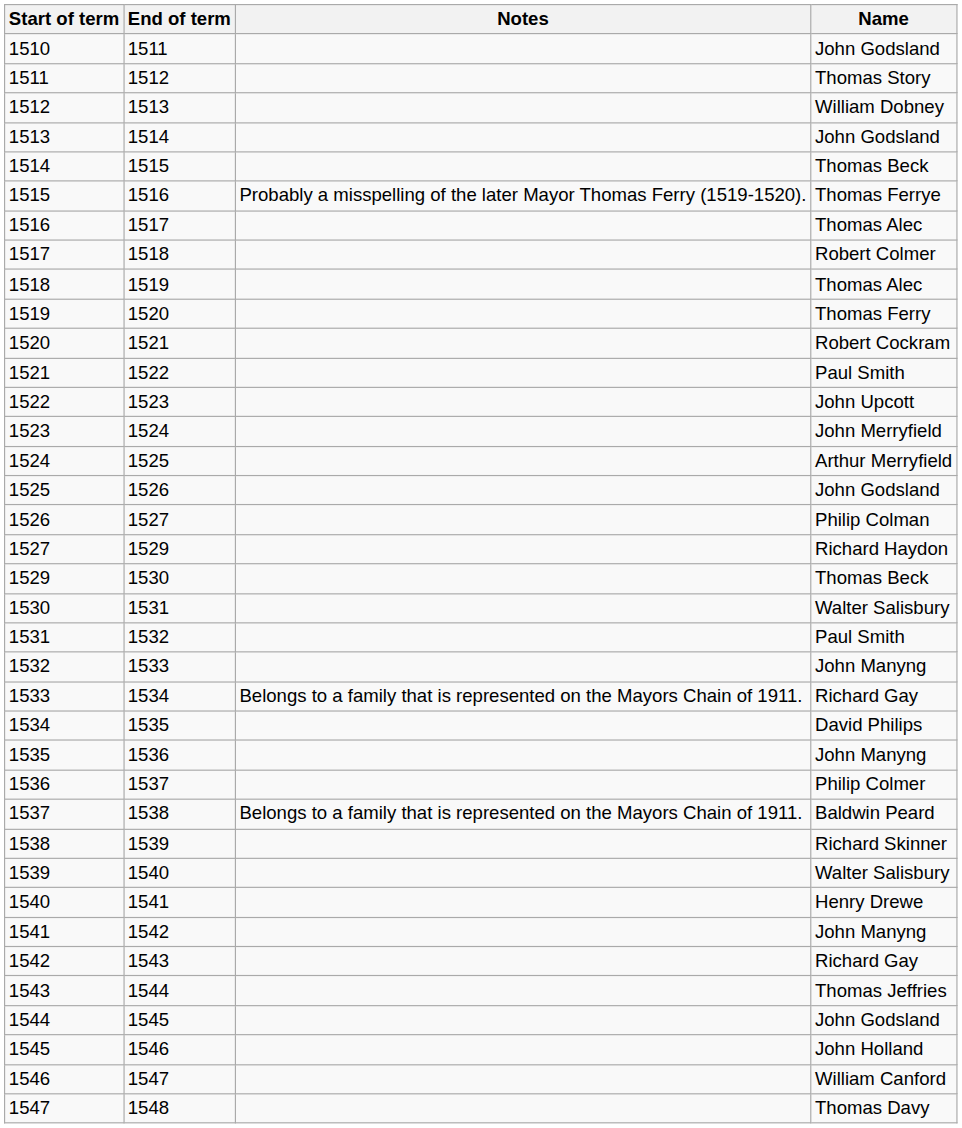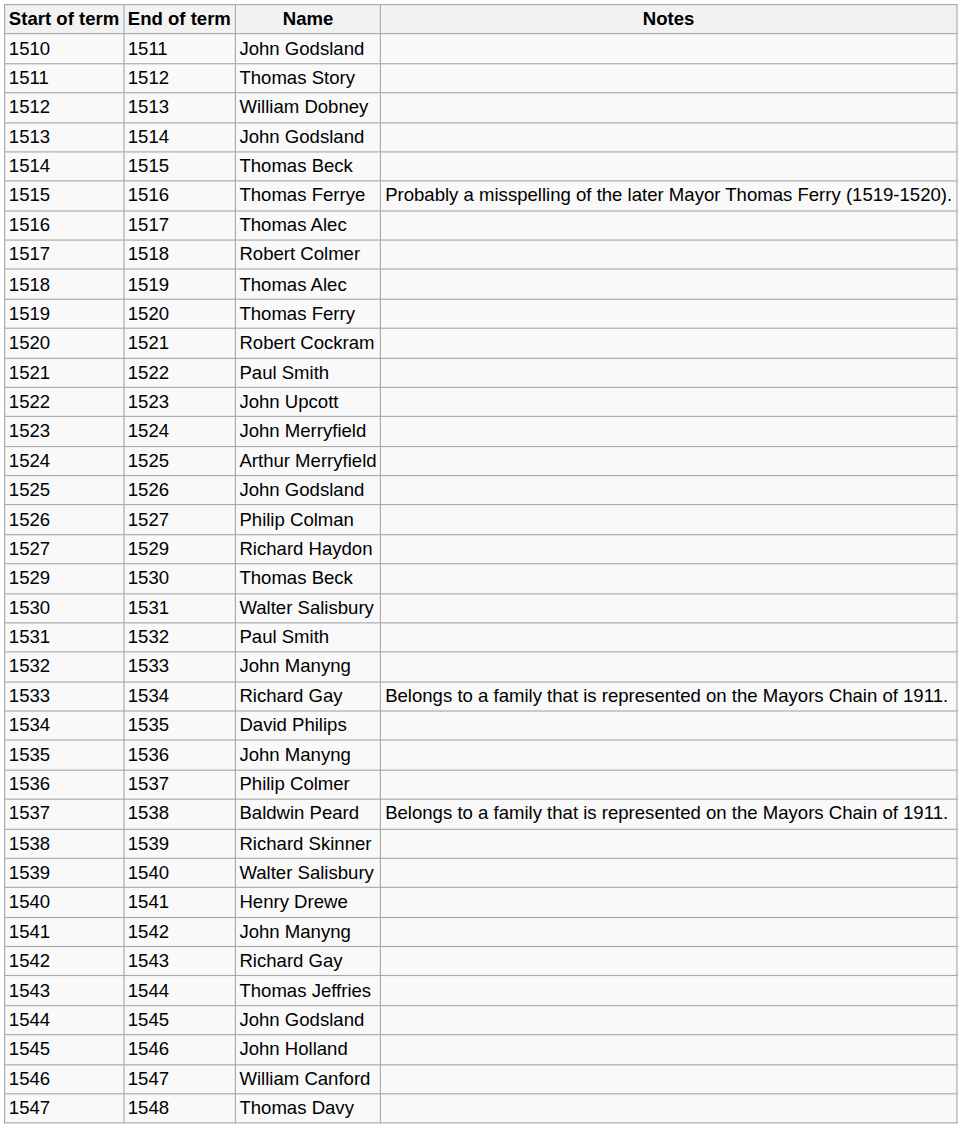columns swapped: (884, 19) <-> (523, 19)
